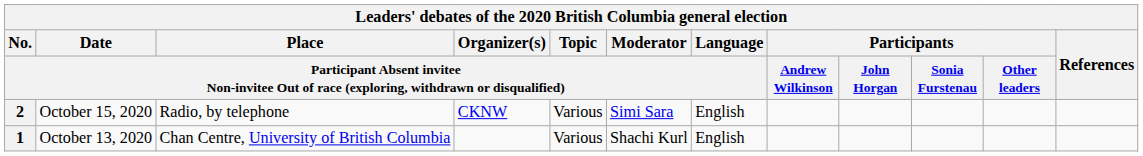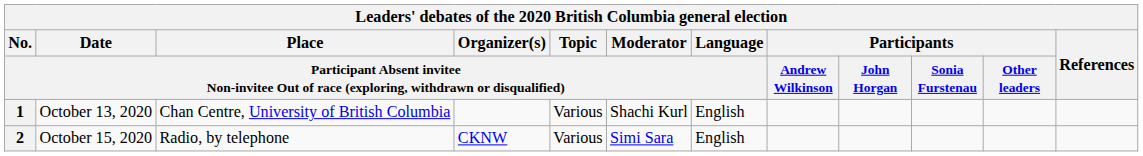rows swapped: (20, 138) <-> (20, 112)
